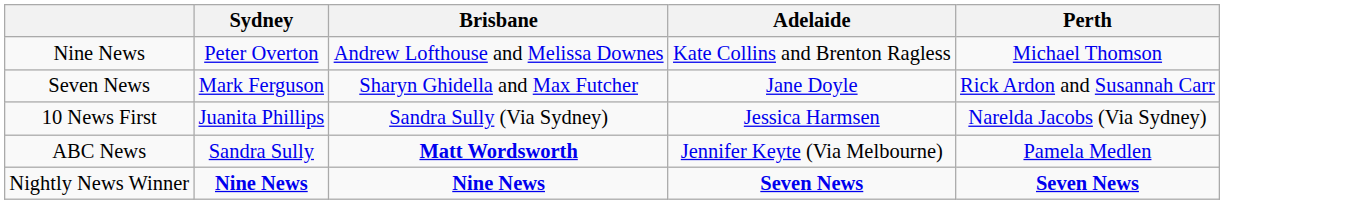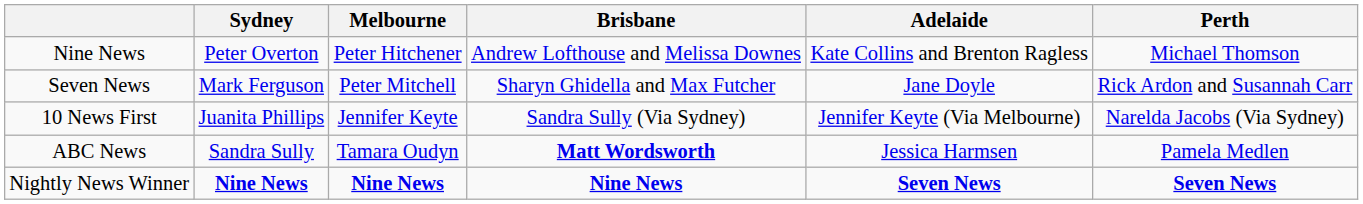+ column: (398, 20)
(812, 118) Jessica Harmsen -> (949, 118) Jennifer Keyte (Via Melbourne)
(812, 150) Jennifer Keyte (Via Melbourne) -> (949, 150) Jessica Harmsen
